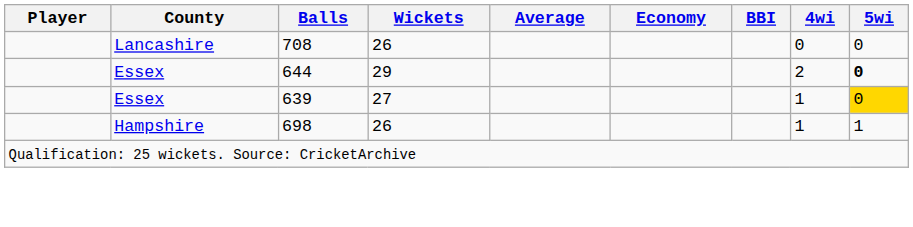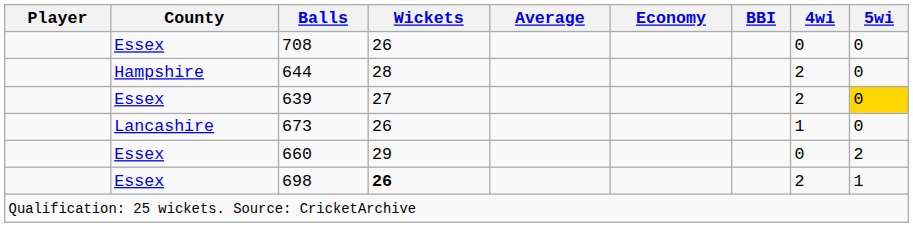(164, 45) Lancashire -> (139, 45) Essex
(139, 72) Essex -> (159, 72) Hampshire
(382, 72) 29 -> (382, 72) 28
(858, 72) bold -> (858, 72) normal
(799, 100) 1 -> (799, 100) 2
+ row: (297, 127)
+ row: (297, 154)
(159, 127) Hampshire -> (139, 181) Essex
(382, 127) normal -> (382, 181) bold
(799, 127) 1 -> (799, 181) 2
